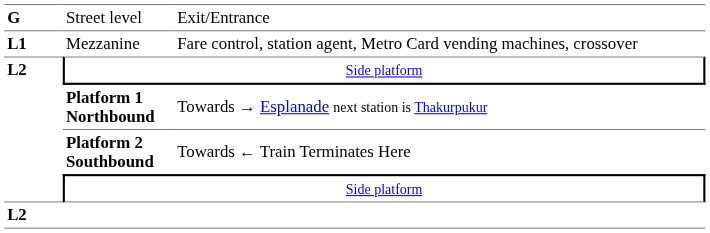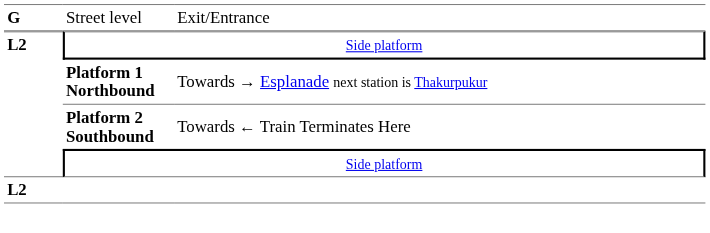- row: (103, 43)
